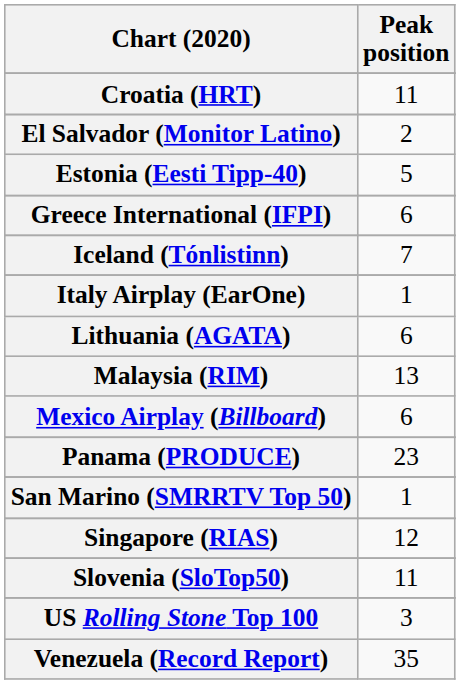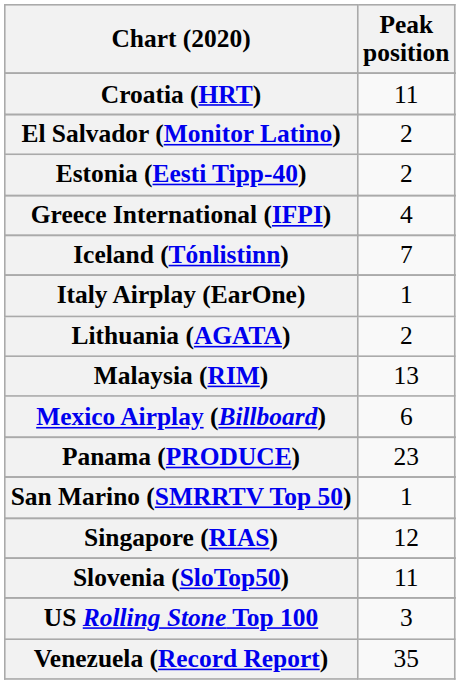(406, 174) 5 -> (406, 174) 2
(406, 214) 6 -> (406, 214) 4
(406, 335) 6 -> (406, 335) 2
